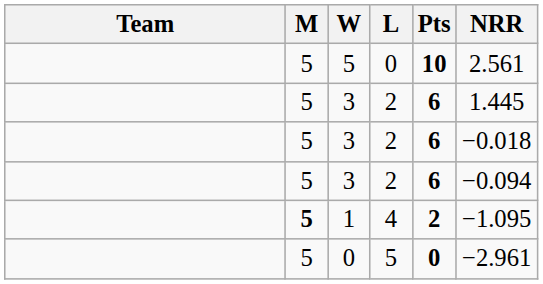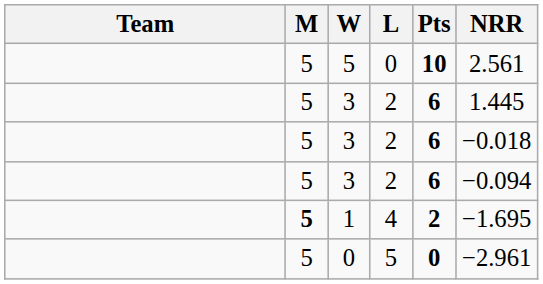(497, 219) −1.095 -> (497, 219) −1.695
